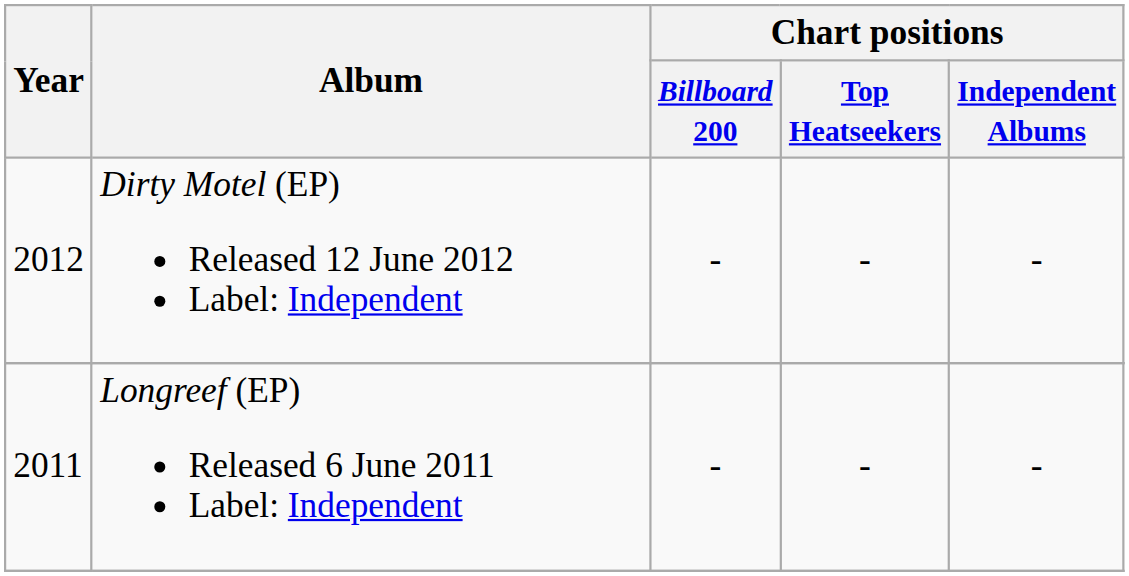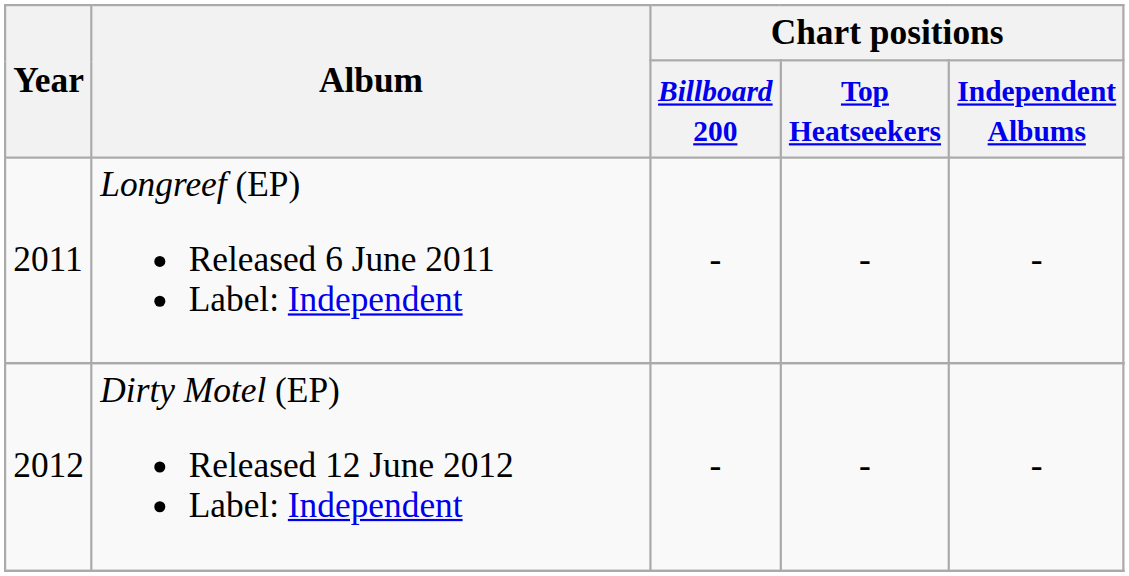rows swapped: (371, 243) <-> (371, 449)
